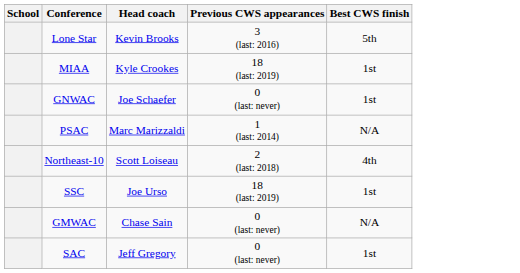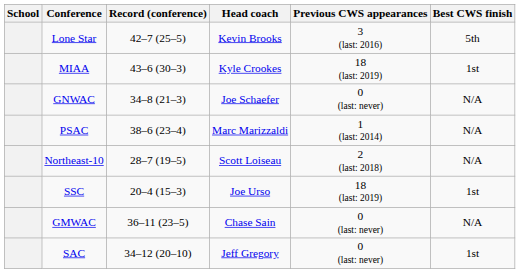+ column: (158, 13)
(369, 99) 1st -> (473, 99) N/A
(369, 161) 4th -> (473, 161) N/A
